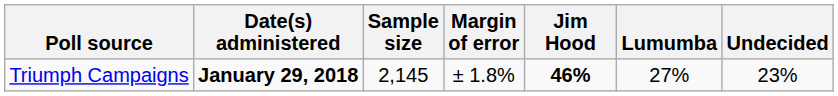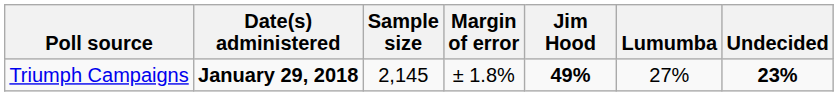(570, 75) 46% -> (570, 75) 49%
(778, 75) normal -> (778, 75) bold
